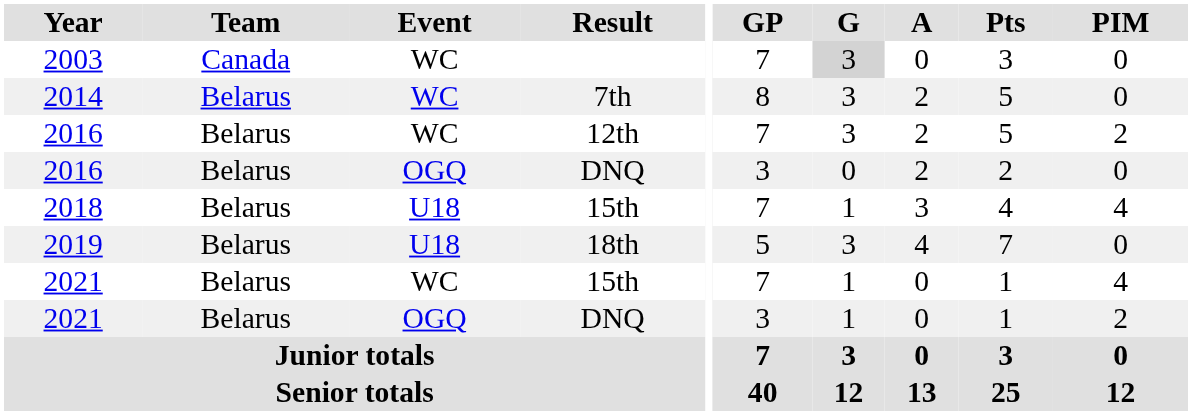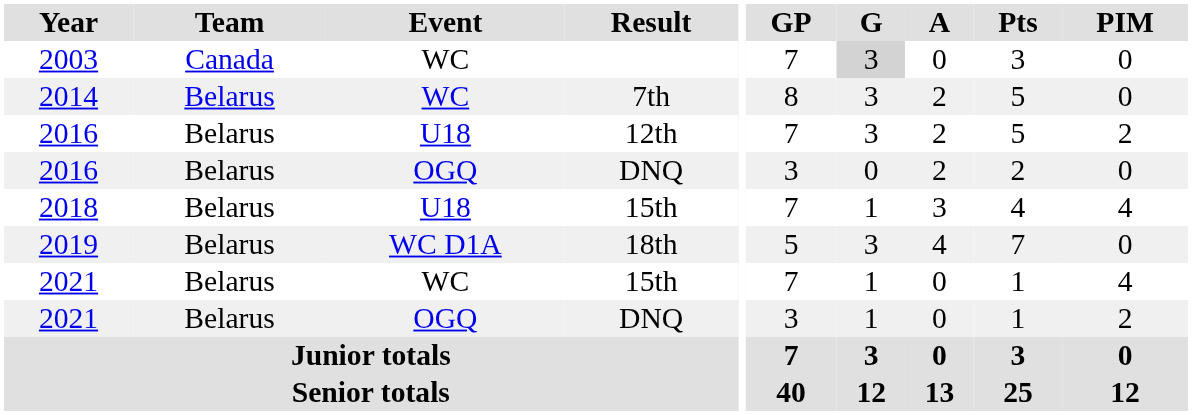(435, 133) WC -> (445, 133) U18
(435, 244) U18 -> (445, 244) WC D1A
